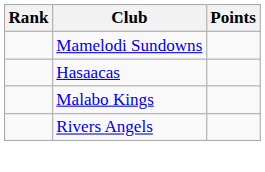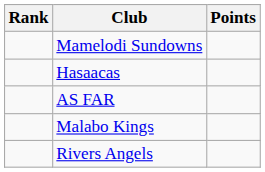+ row: (85, 99)
